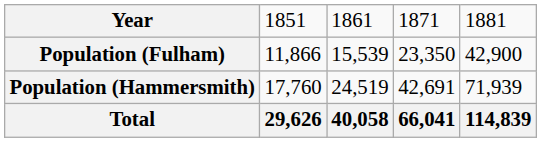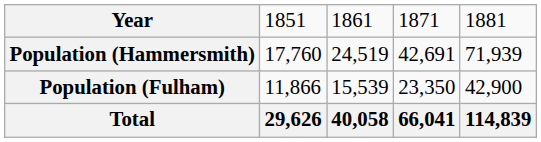rows swapped: (132, 53) <-> (132, 86)
